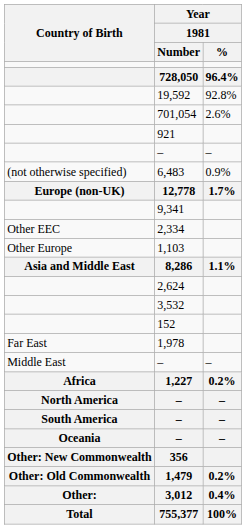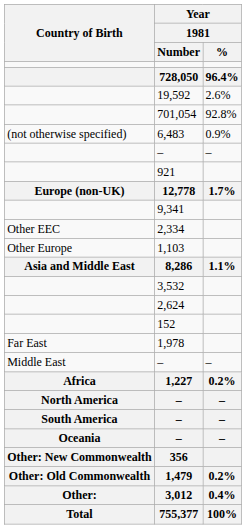(221, 95) 92.8% -> (218, 95) 2.6%
(218, 114) 2.6% -> (221, 114) 92.8%
rows swapped: (79, 134) <-> (67, 171)
rows swapped: (79, 286) <-> (79, 305)
